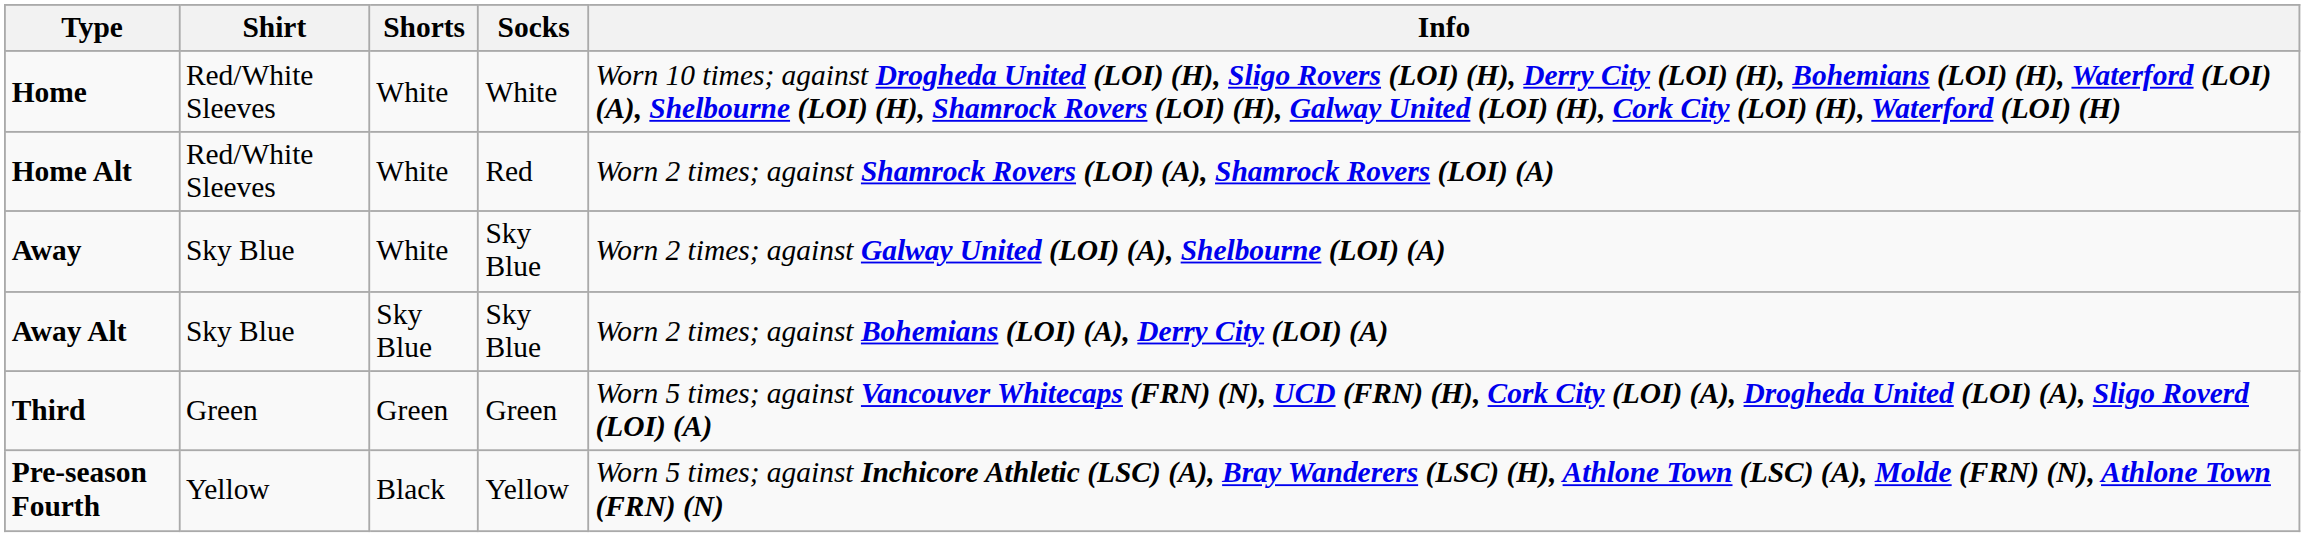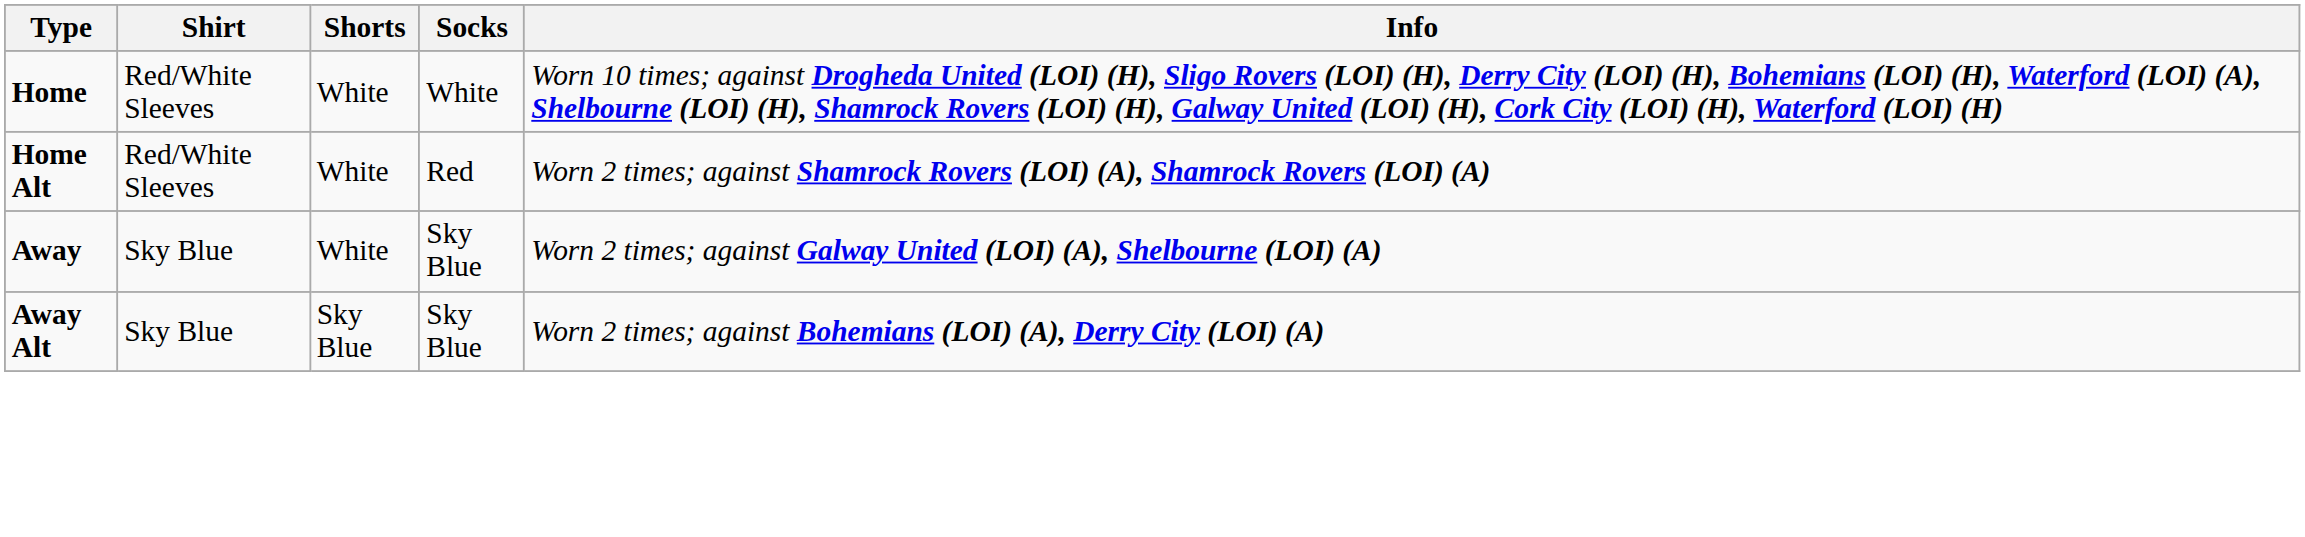- row: (49, 410)
- row: (79, 490)
